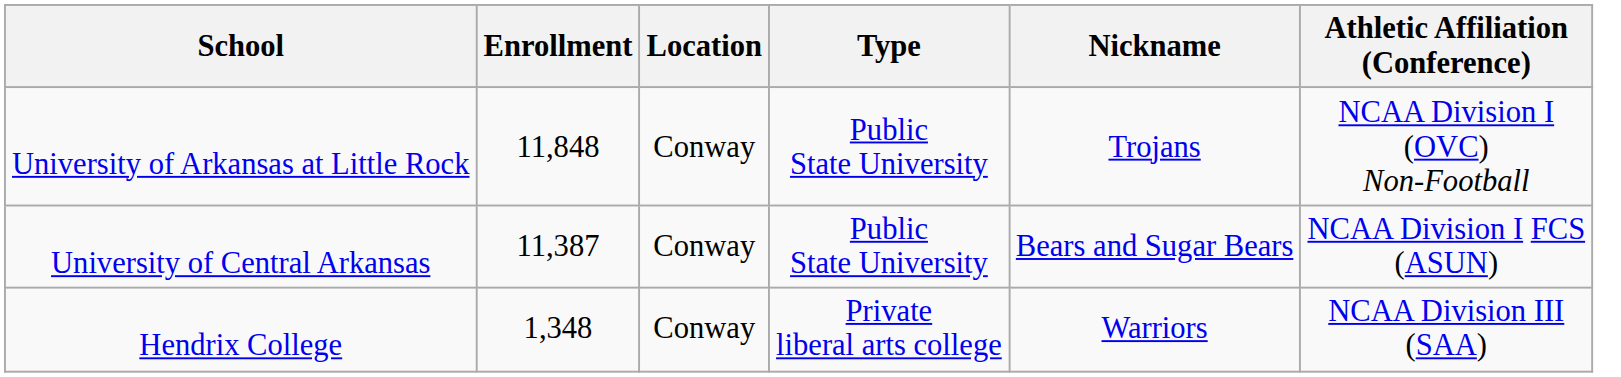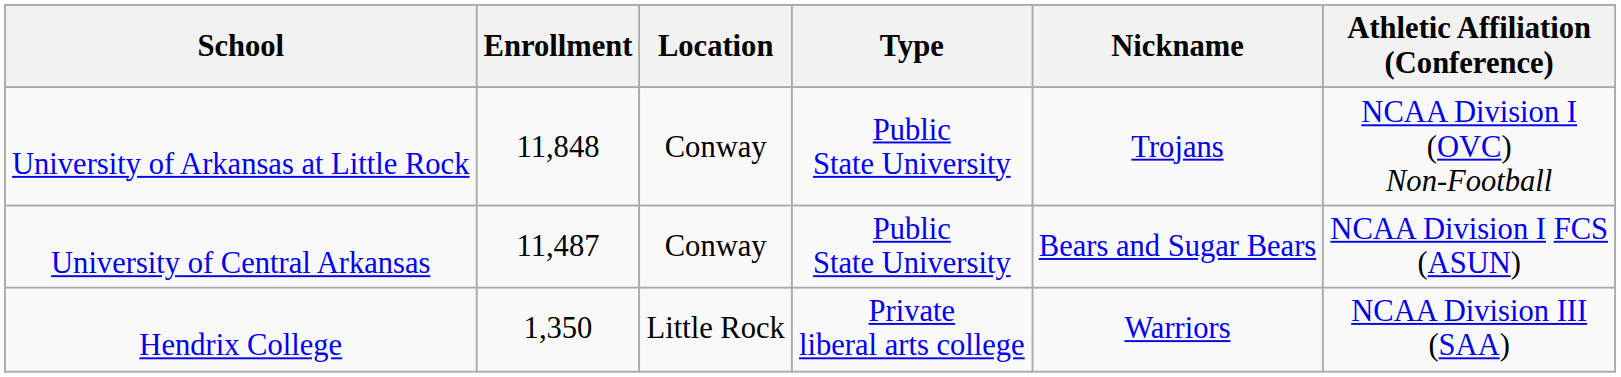(558, 245) 11,387 -> (558, 245) 11,487
(558, 328) 1,348 -> (558, 328) 1,350
(704, 328) Conway -> (716, 328) Little Rock
